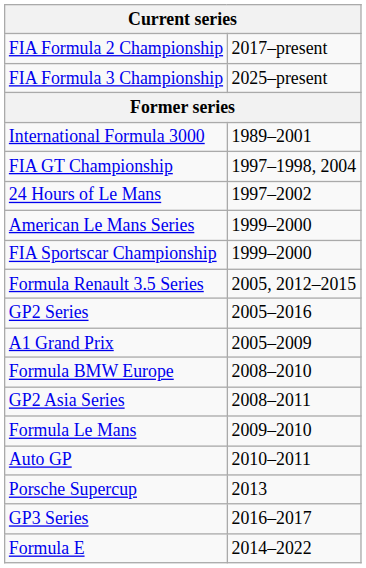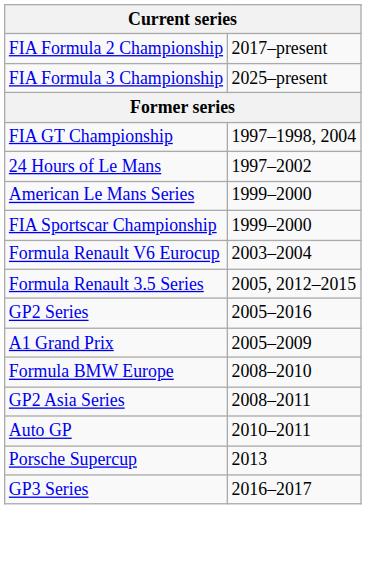- row: (107, 136)
+ row: (114, 253)
- row: (73, 430)
- row: (47, 547)
